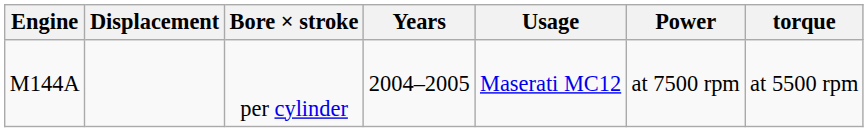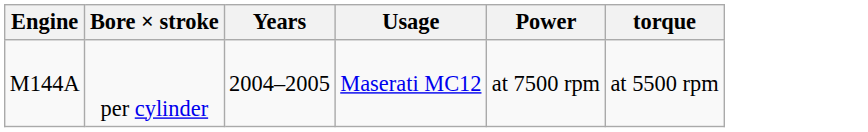- column: (155, 22)
